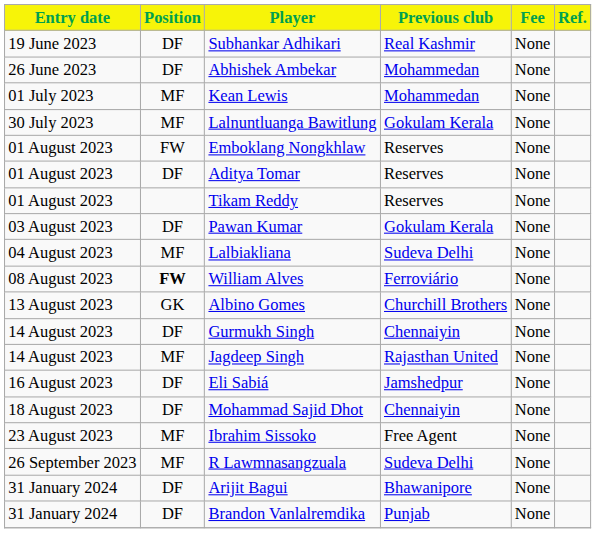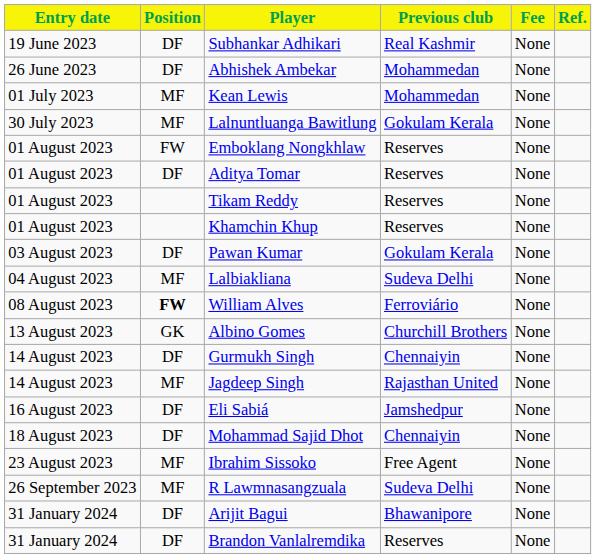+ row: (263, 226)
(407, 514) Punjab -> (414, 540) Reserves
